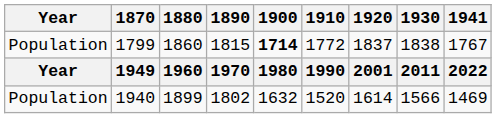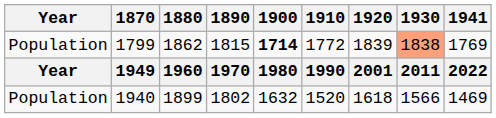(183, 45) 1860 -> (183, 45) 1862
(373, 45) 1837 -> (373, 45) 1839
(420, 45) no background -> (420, 45) lightsalmon background
(468, 45) 1767 -> (468, 45) 1769
(373, 99) 1614 -> (373, 99) 1618
